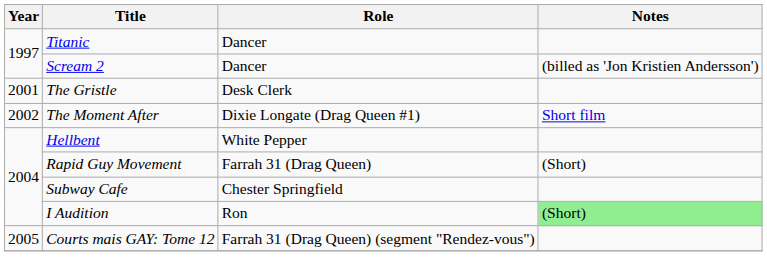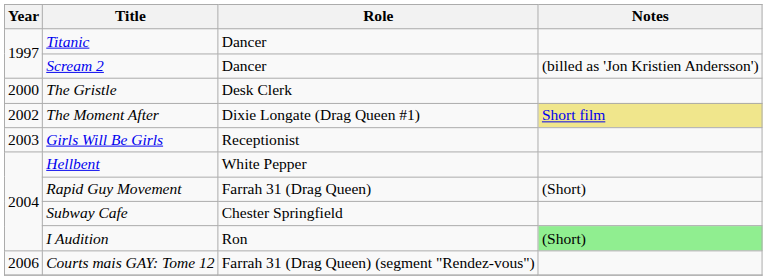(24, 90) 2001 -> (24, 90) 2000
(574, 115) no background -> (574, 115) khaki background
+ row: (105, 139)
(24, 238) 2005 -> (24, 262) 2006
